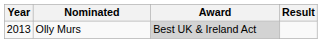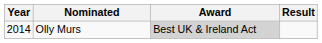(19, 30) 2013 -> (19, 30) 2014
